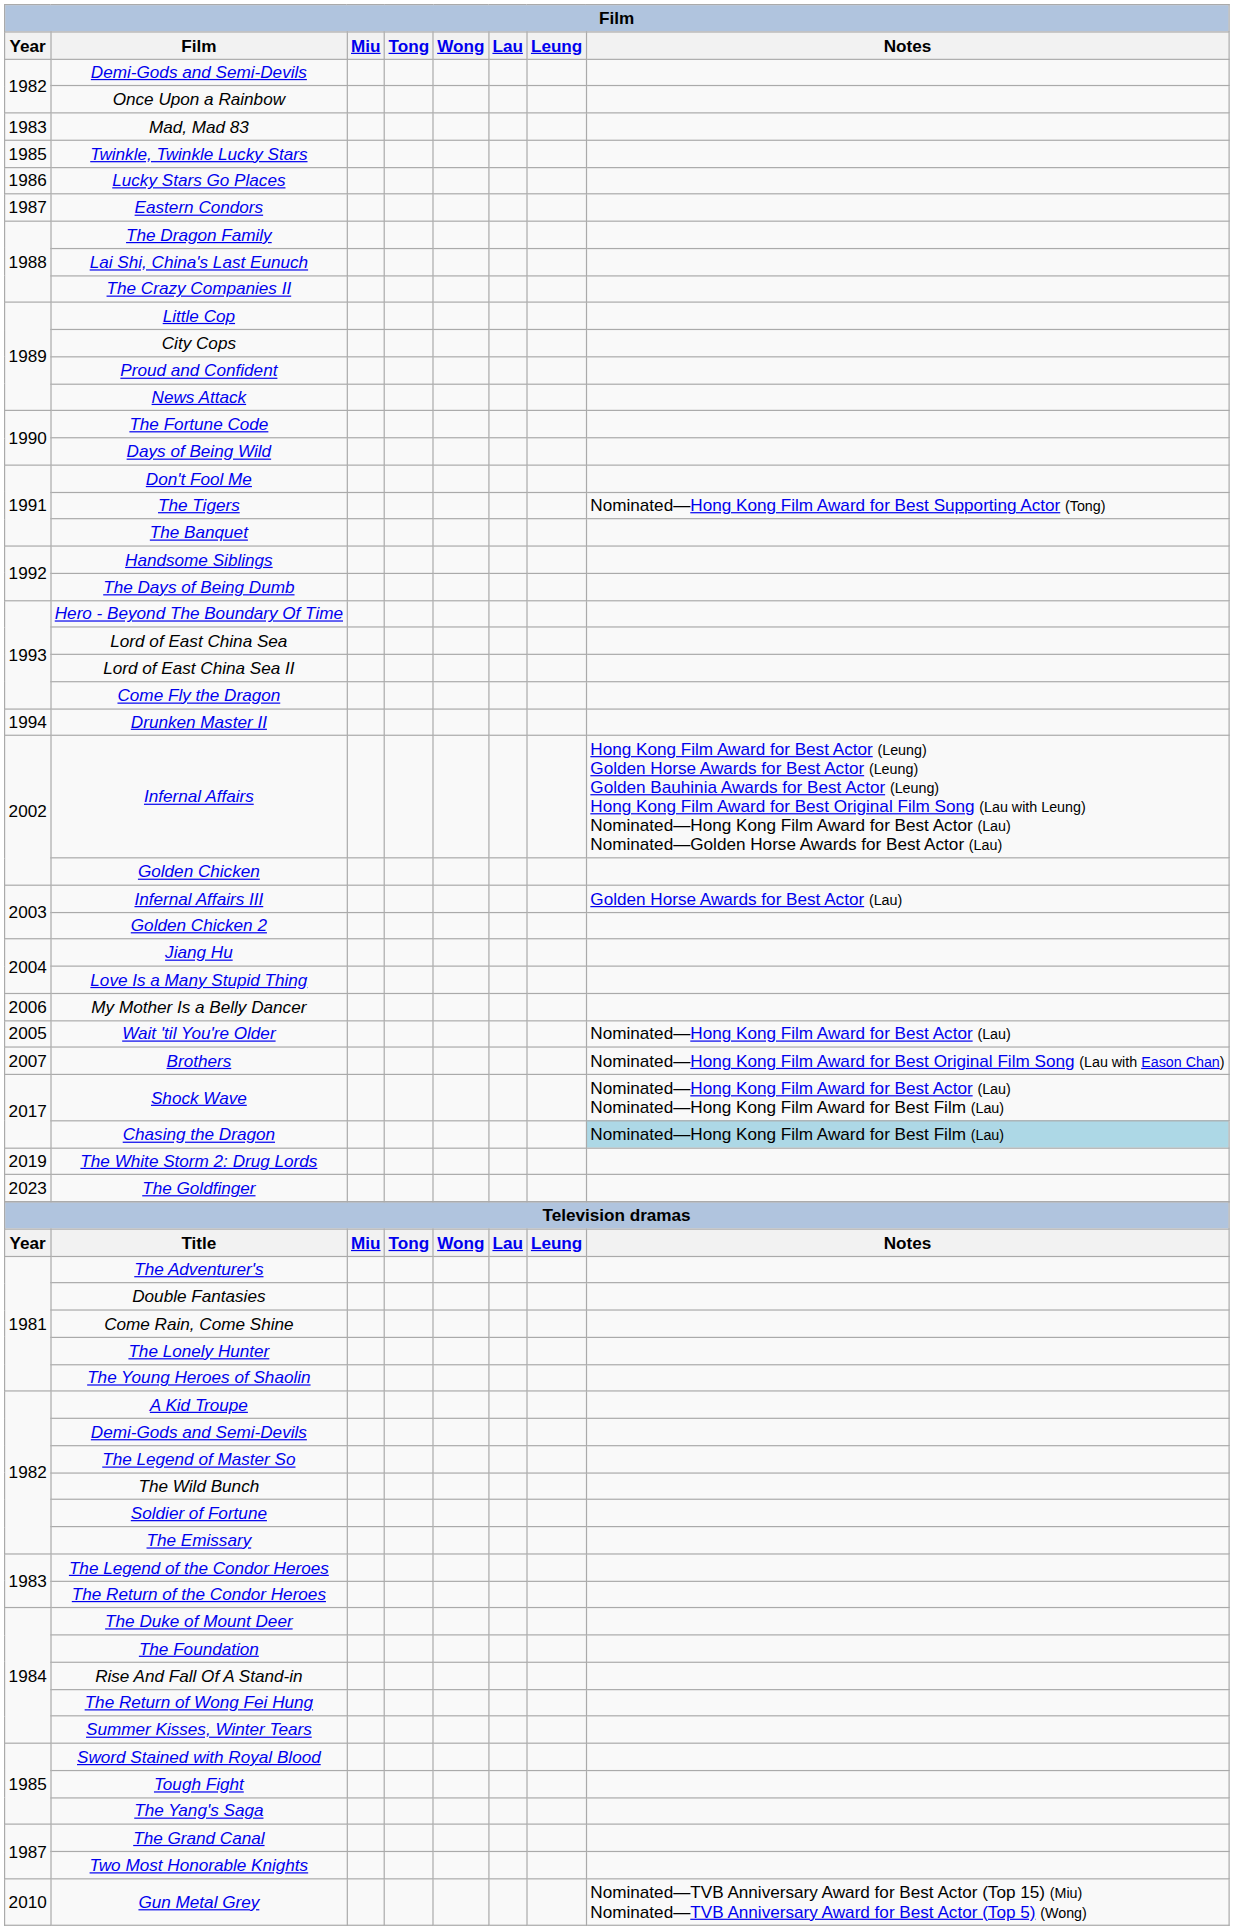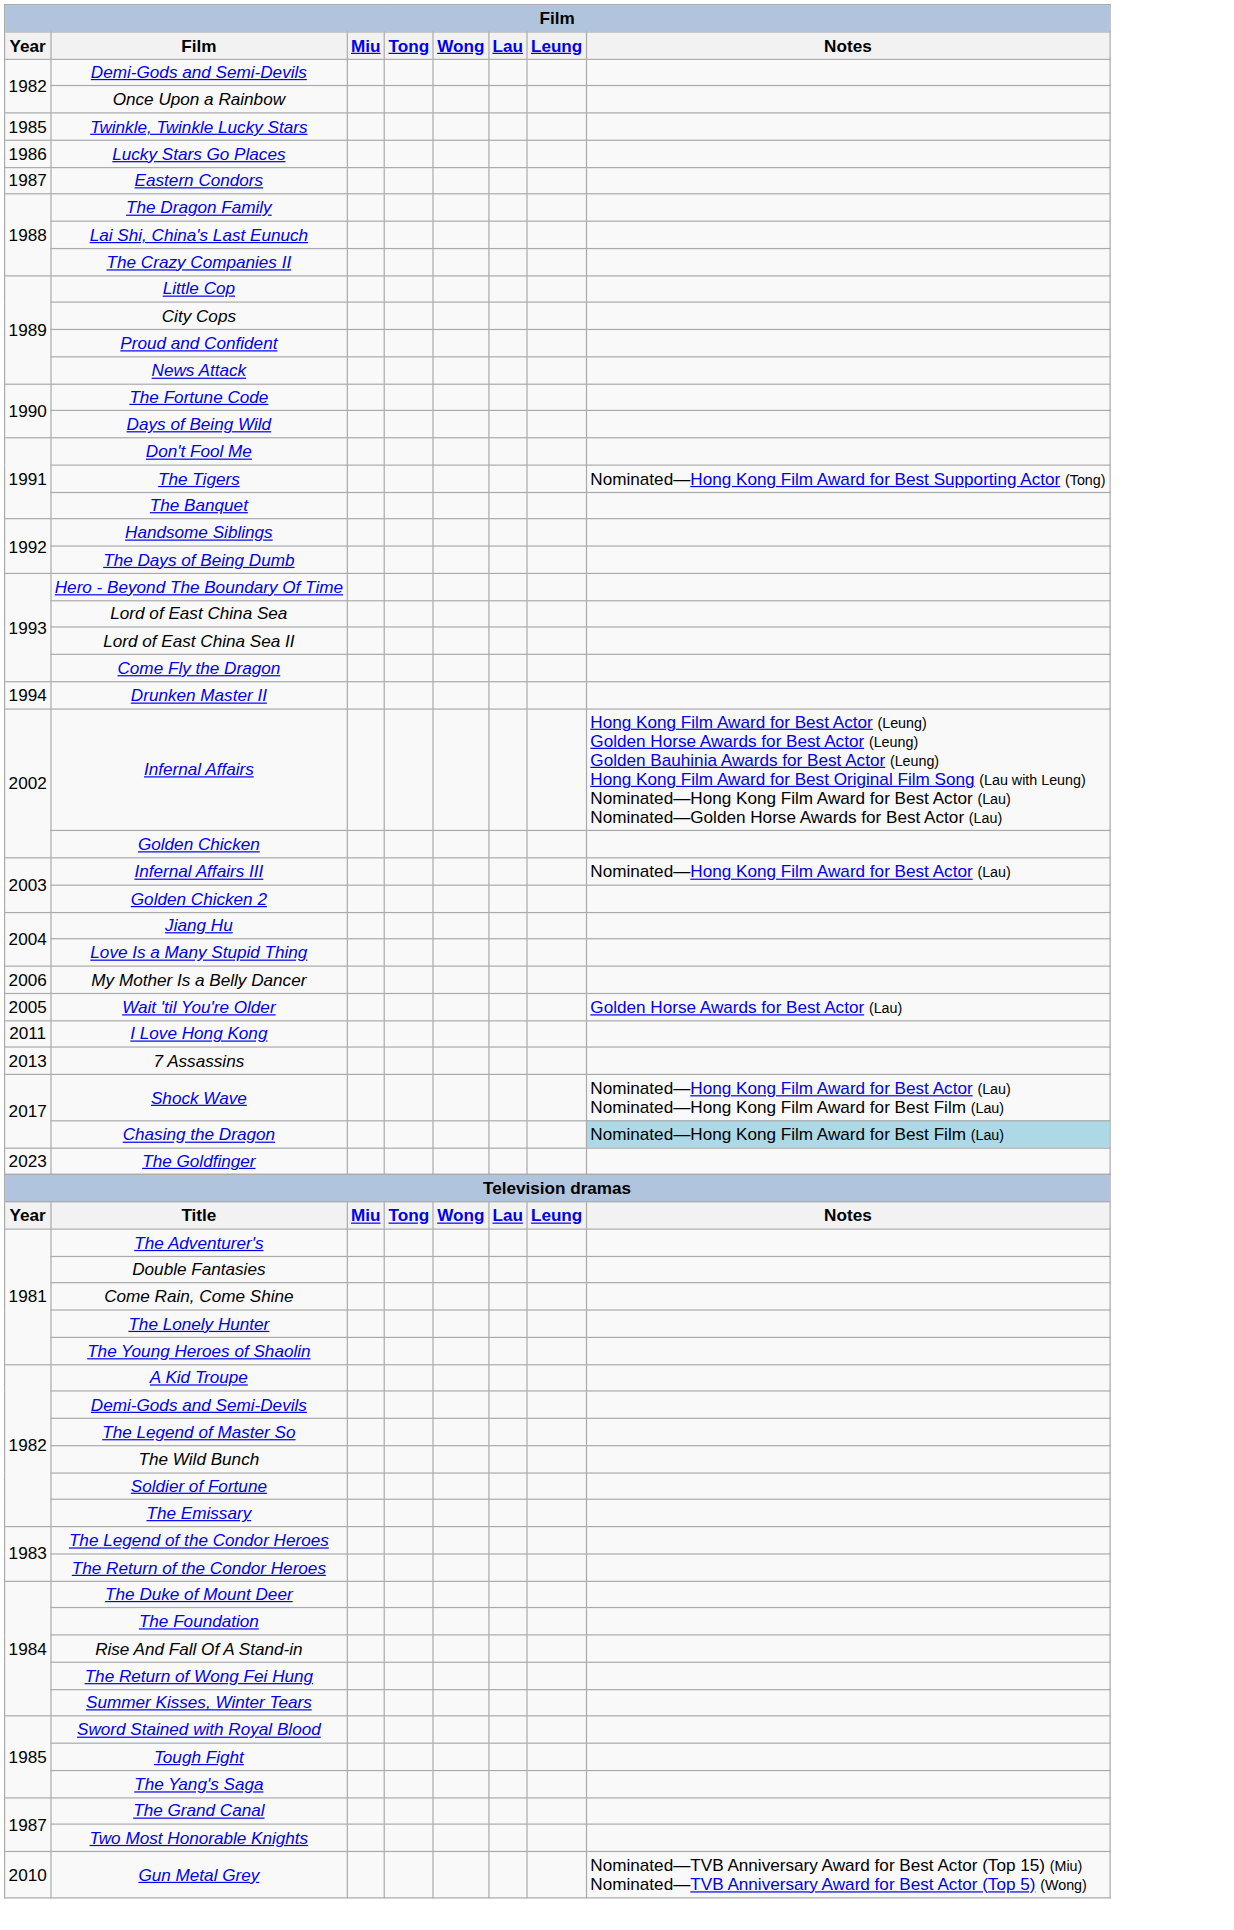- row: (28, 127)
(746, 899) Golden Horse Awards for Best Actor (Lau) -> (801, 872) Nominated—Hong Kong Film Award for Best Actor (Lau)
(801, 1034) Nominated—Hong Kong Film Award for Best Actor (Lau) -> (746, 1007) Golden Horse Awards for Best Actor (Lau)
- row: (28, 1061)
+ row: (28, 1034)
+ row: (28, 1061)
- row: (28, 1162)
